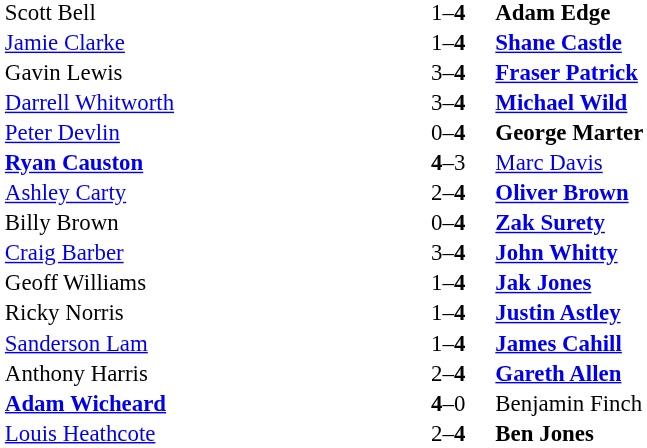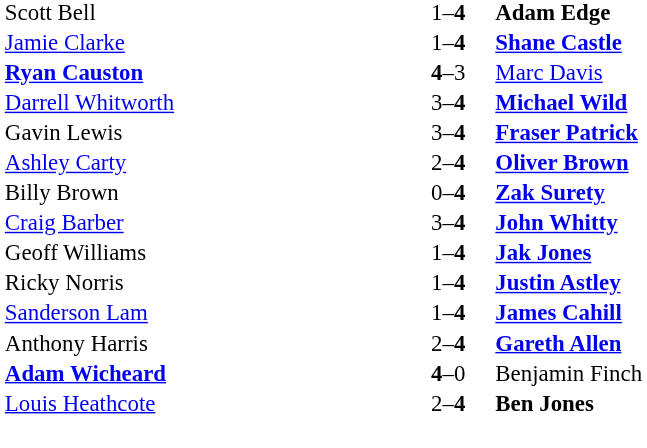rows swapped: (64, 72) <-> (74, 162)
- row: (62, 132)
